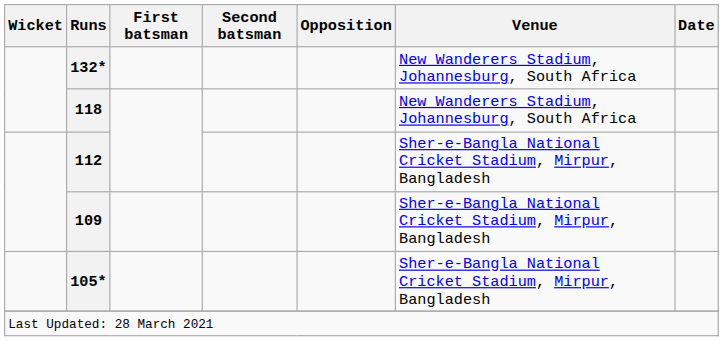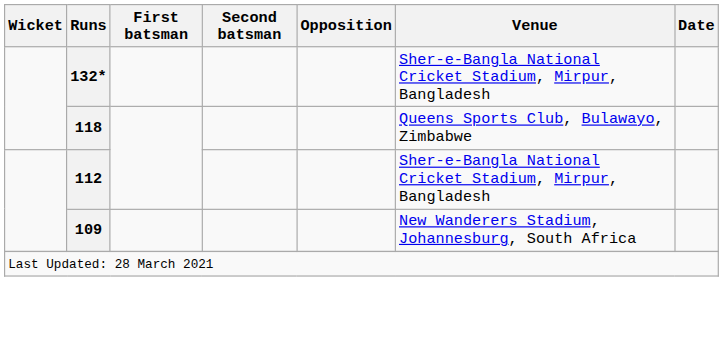(518, 68) New Wanderers Stadium, Johannesburg, South Africa -> (509, 77) Sher-e-Bangla National Cricket Stadium, Mirpur, Bangladesh
(518, 110) New Wanderers Stadium, Johannesburg, South Africa -> (531, 128) Queens Sports Club, Bulawayo, Zimbabwe
(509, 221) Sher-e-Bangla National Cricket Stadium, Mirpur, Bangladesh -> (518, 230) New Wanderers Stadium, Johannesburg, South Africa
- row: (88, 281)
